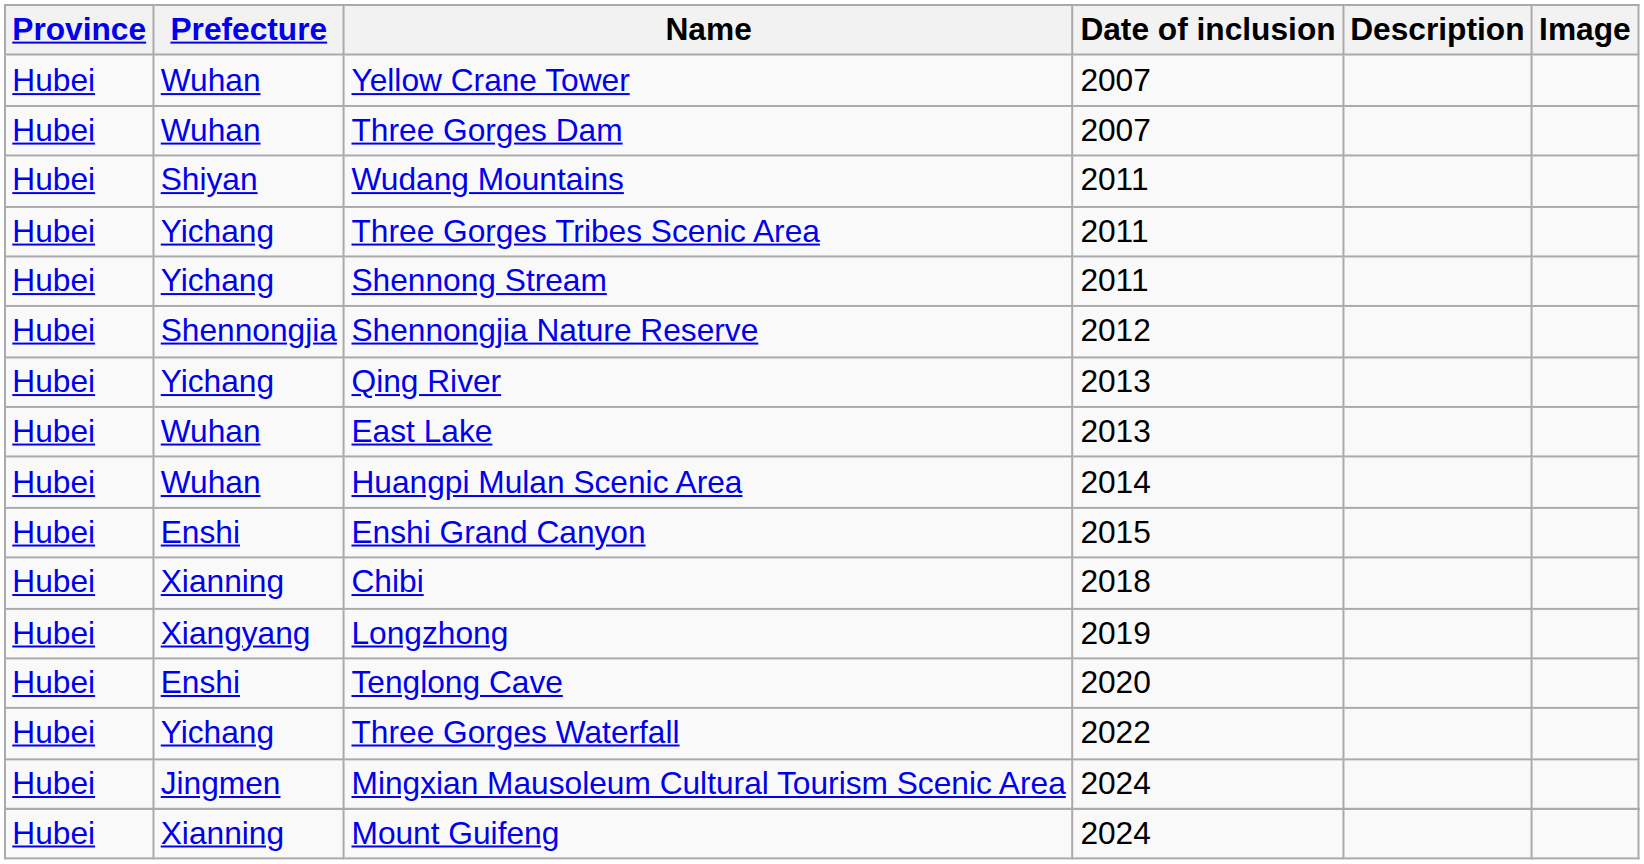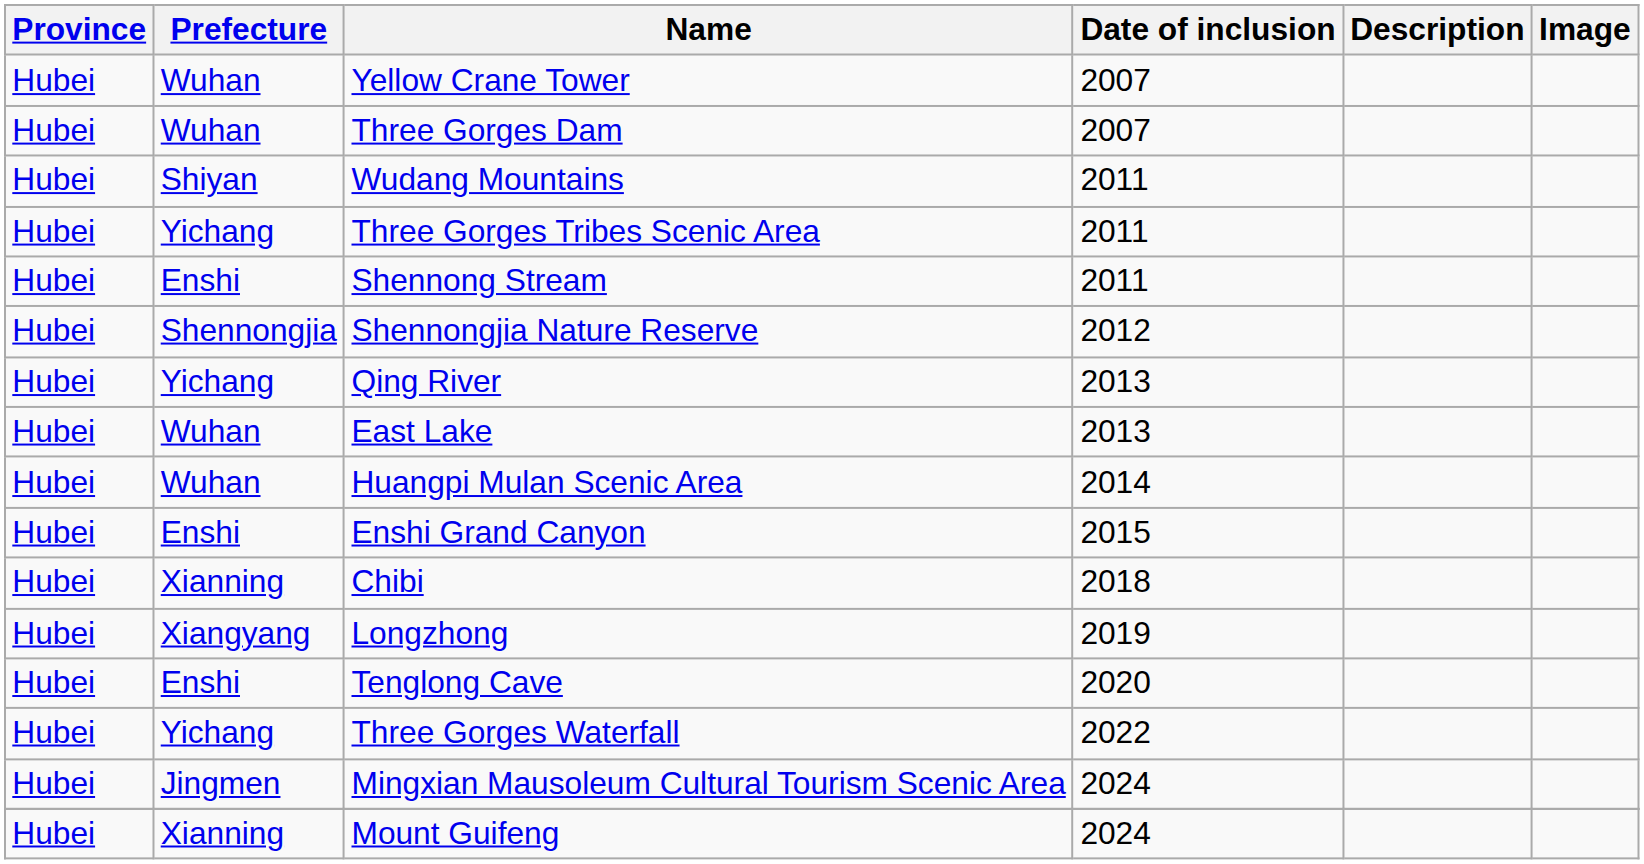(217, 280) Yichang -> (200, 280) Enshi
